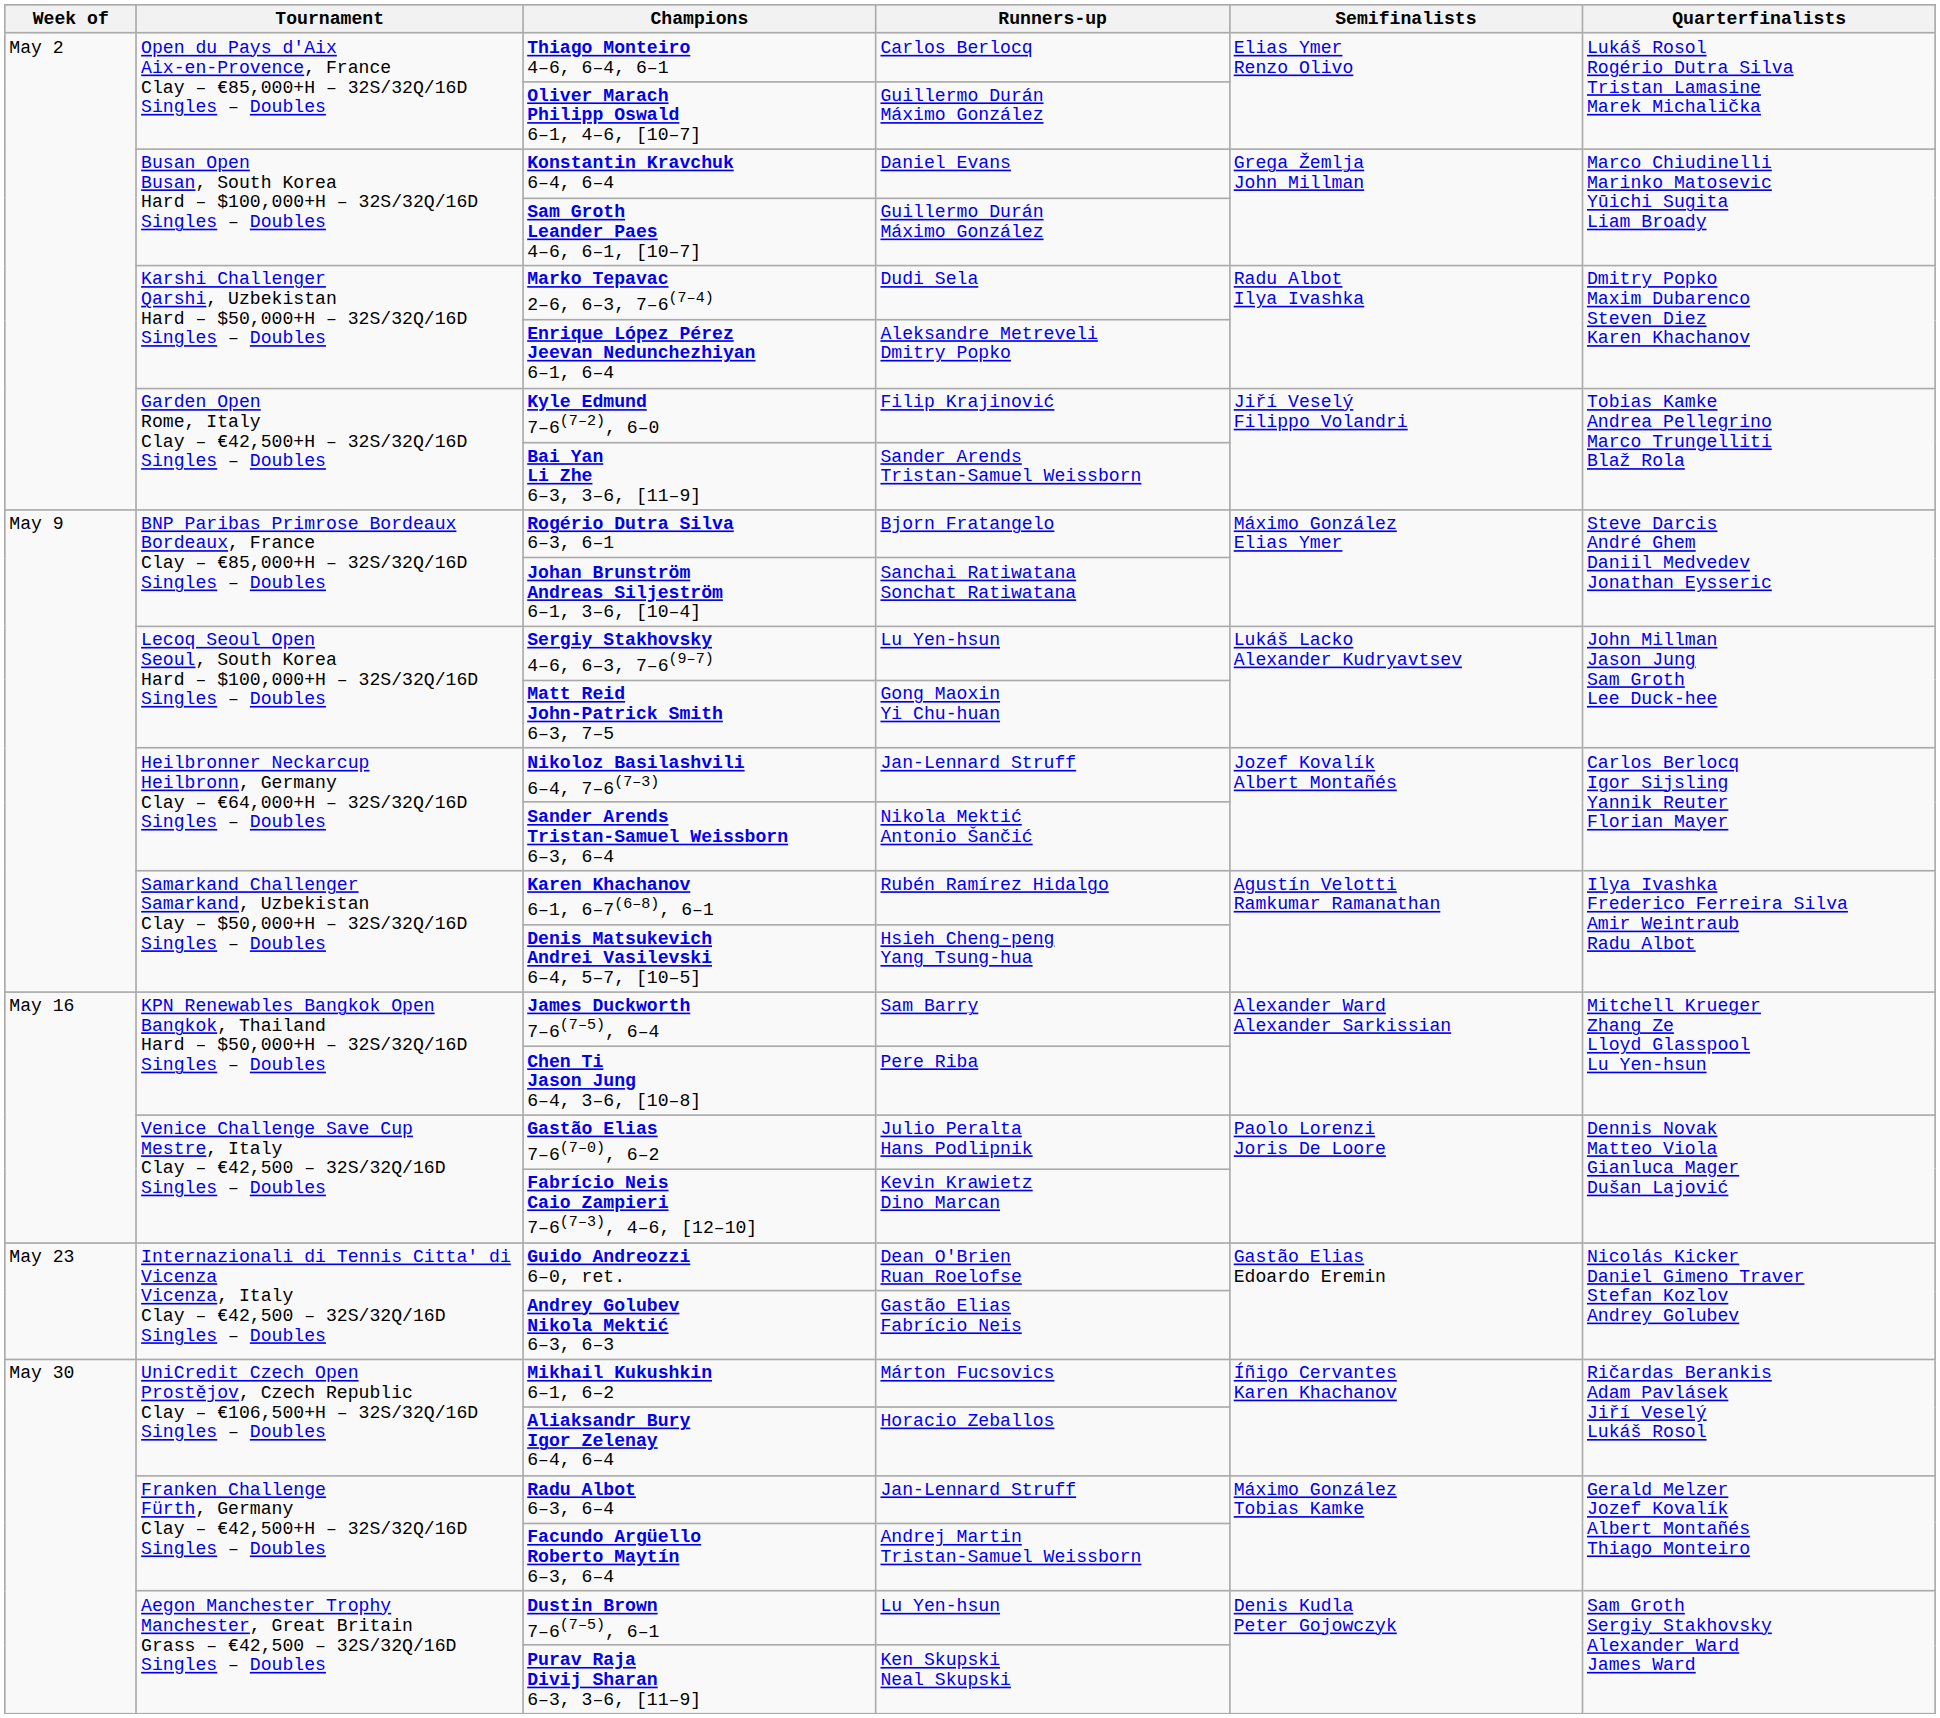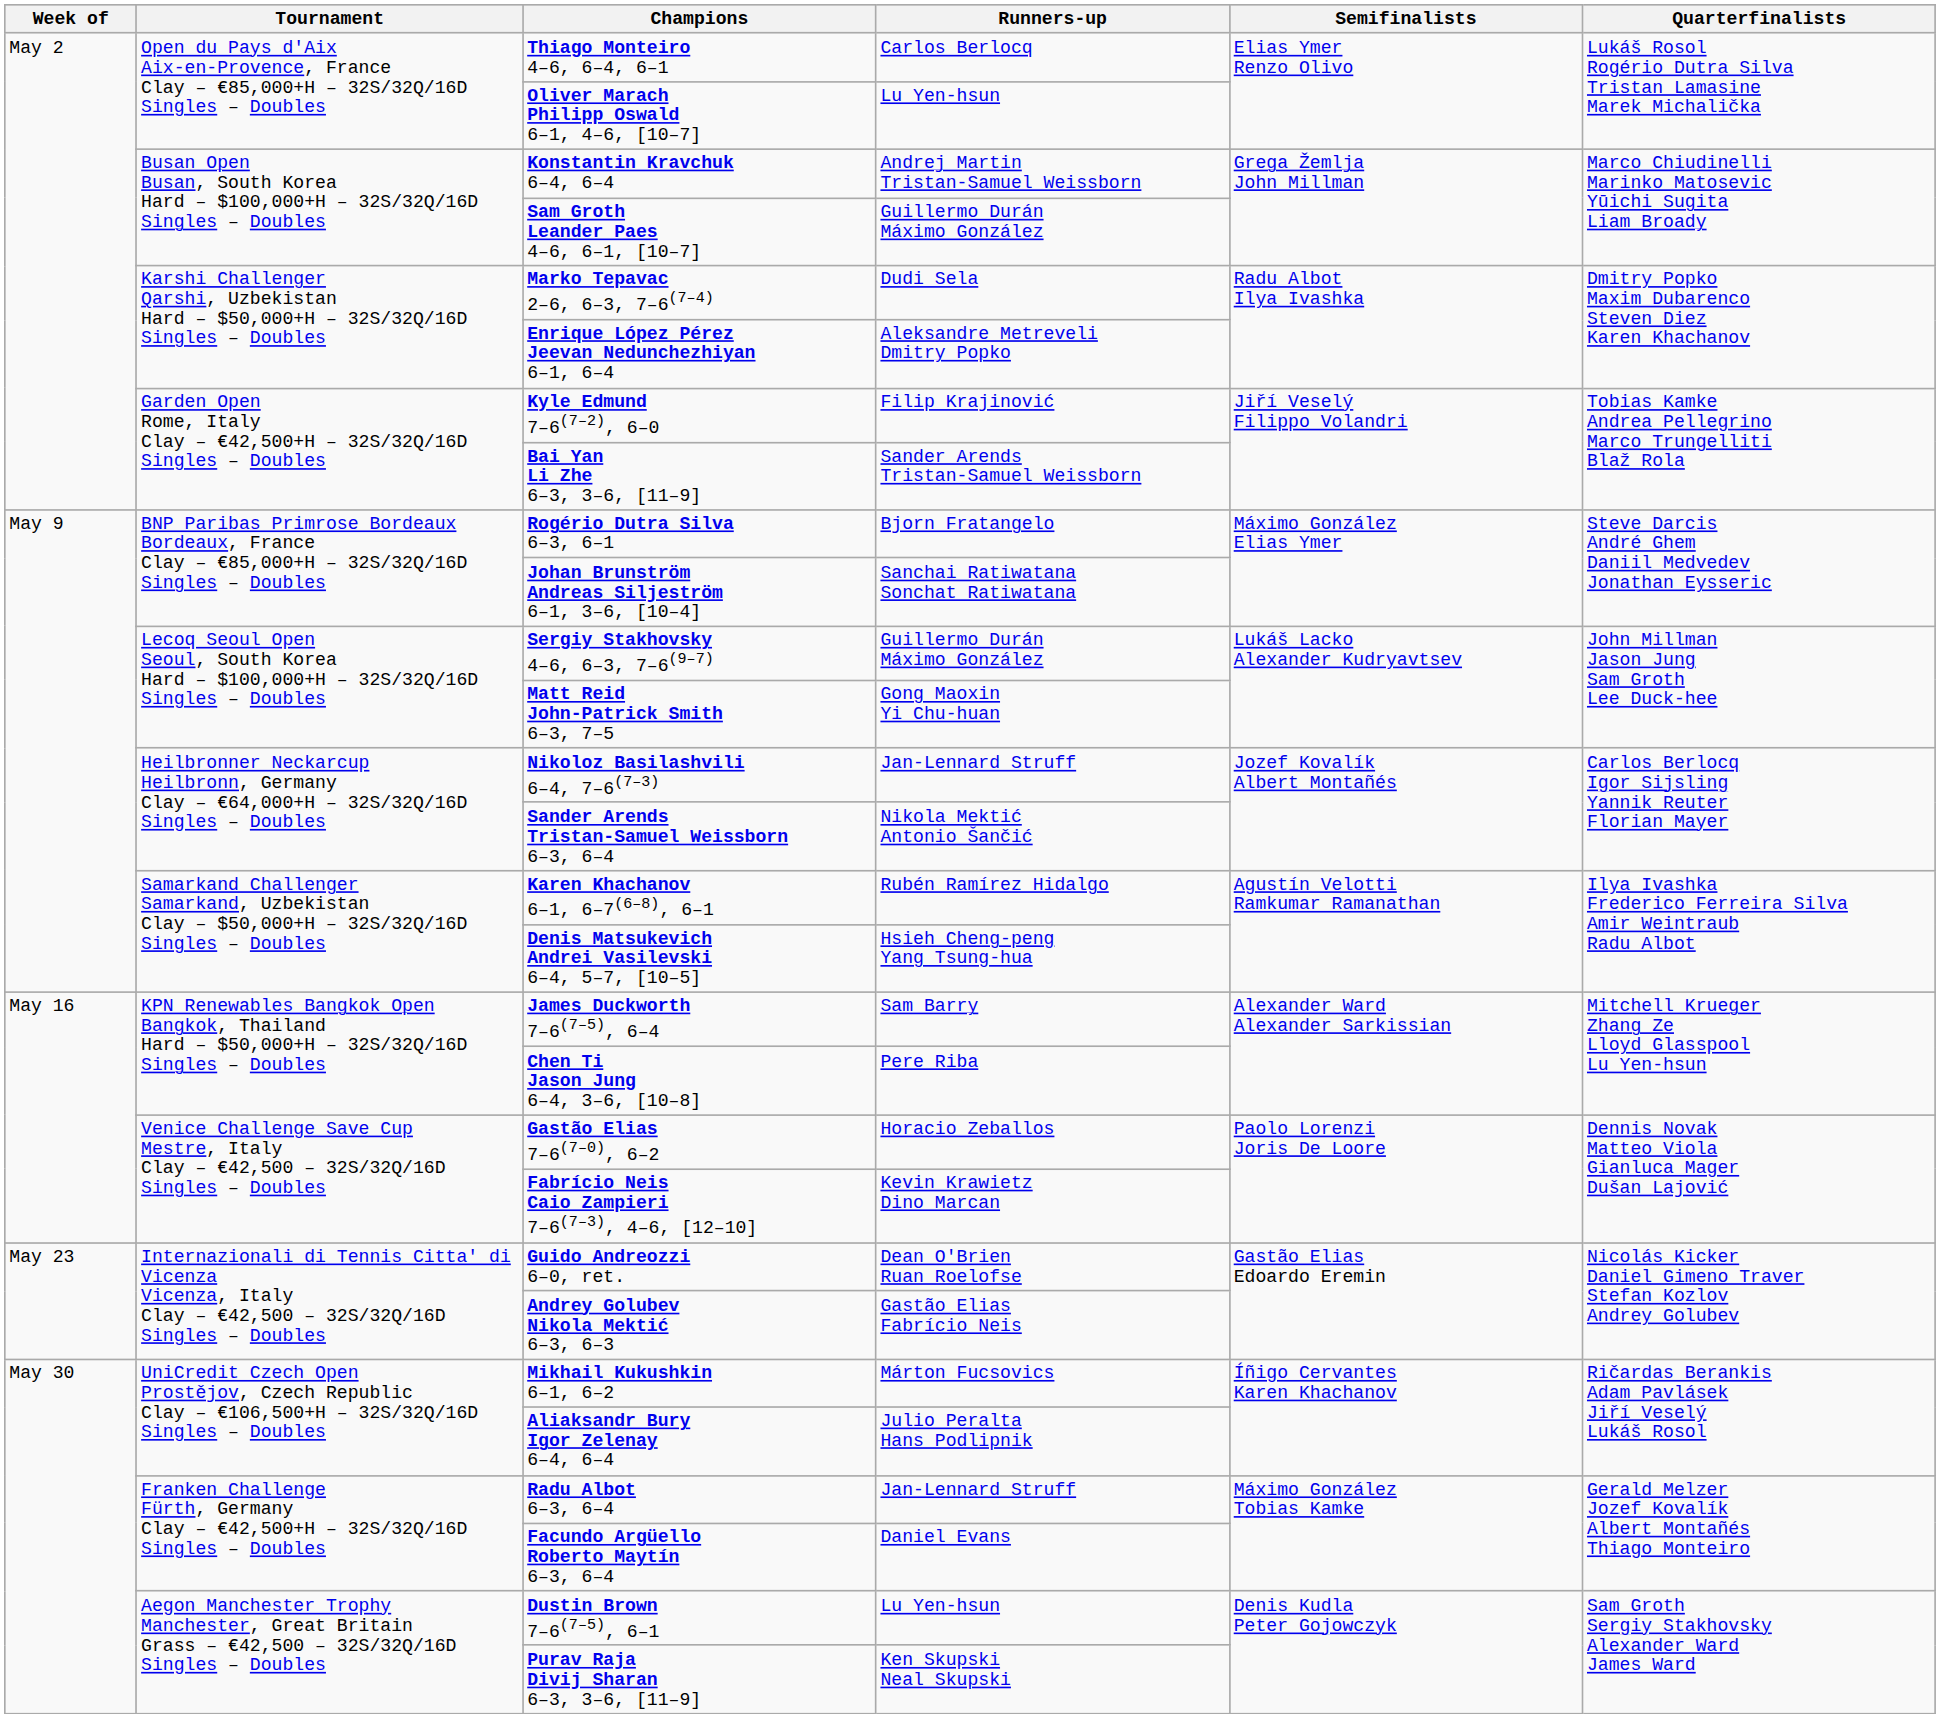(962, 106) Guillermo Durán Máximo González -> (940, 96) Lu Yen-hsun
(946, 164) Daniel Evans -> (1011, 174) Andrej Martin Tristan-Samuel Weissborn
(940, 640) Lu Yen-hsun -> (962, 650) Guillermo Durán Máximo González
(957, 1139) Julio Peralta Hans Podlipnik -> (967, 1129) Horacio Zeballos
(967, 1422) Horacio Zeballos -> (957, 1431) Julio Peralta Hans Podlipnik
(1011, 1548) Andrej Martin Tristan-Samuel Weissborn -> (946, 1538) Daniel Evans
